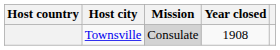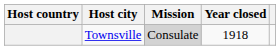(235, 34) 1908 -> (235, 34) 1918
